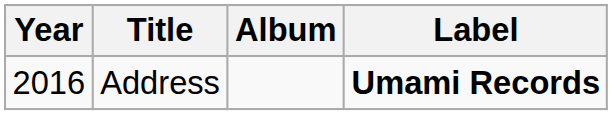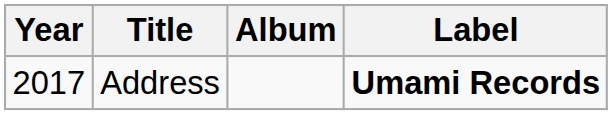(49, 82) 2016 -> (49, 82) 2017
